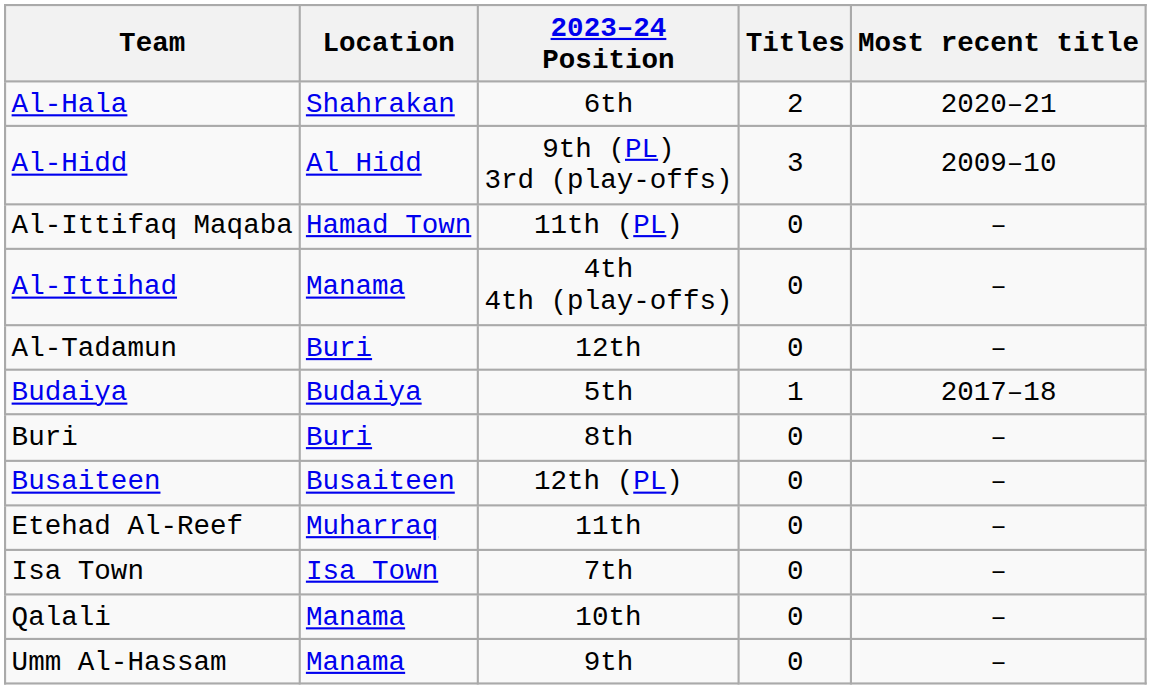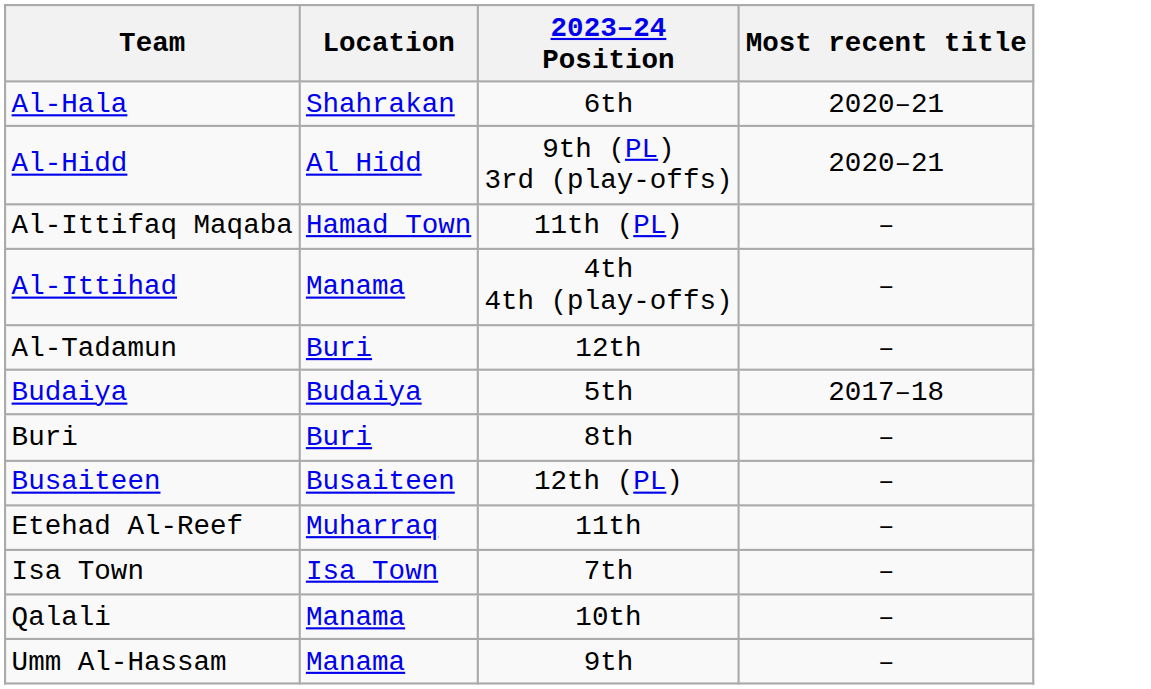- column: (795, 43)
(999, 165) 2009–10 -> (886, 165) 2020–21
